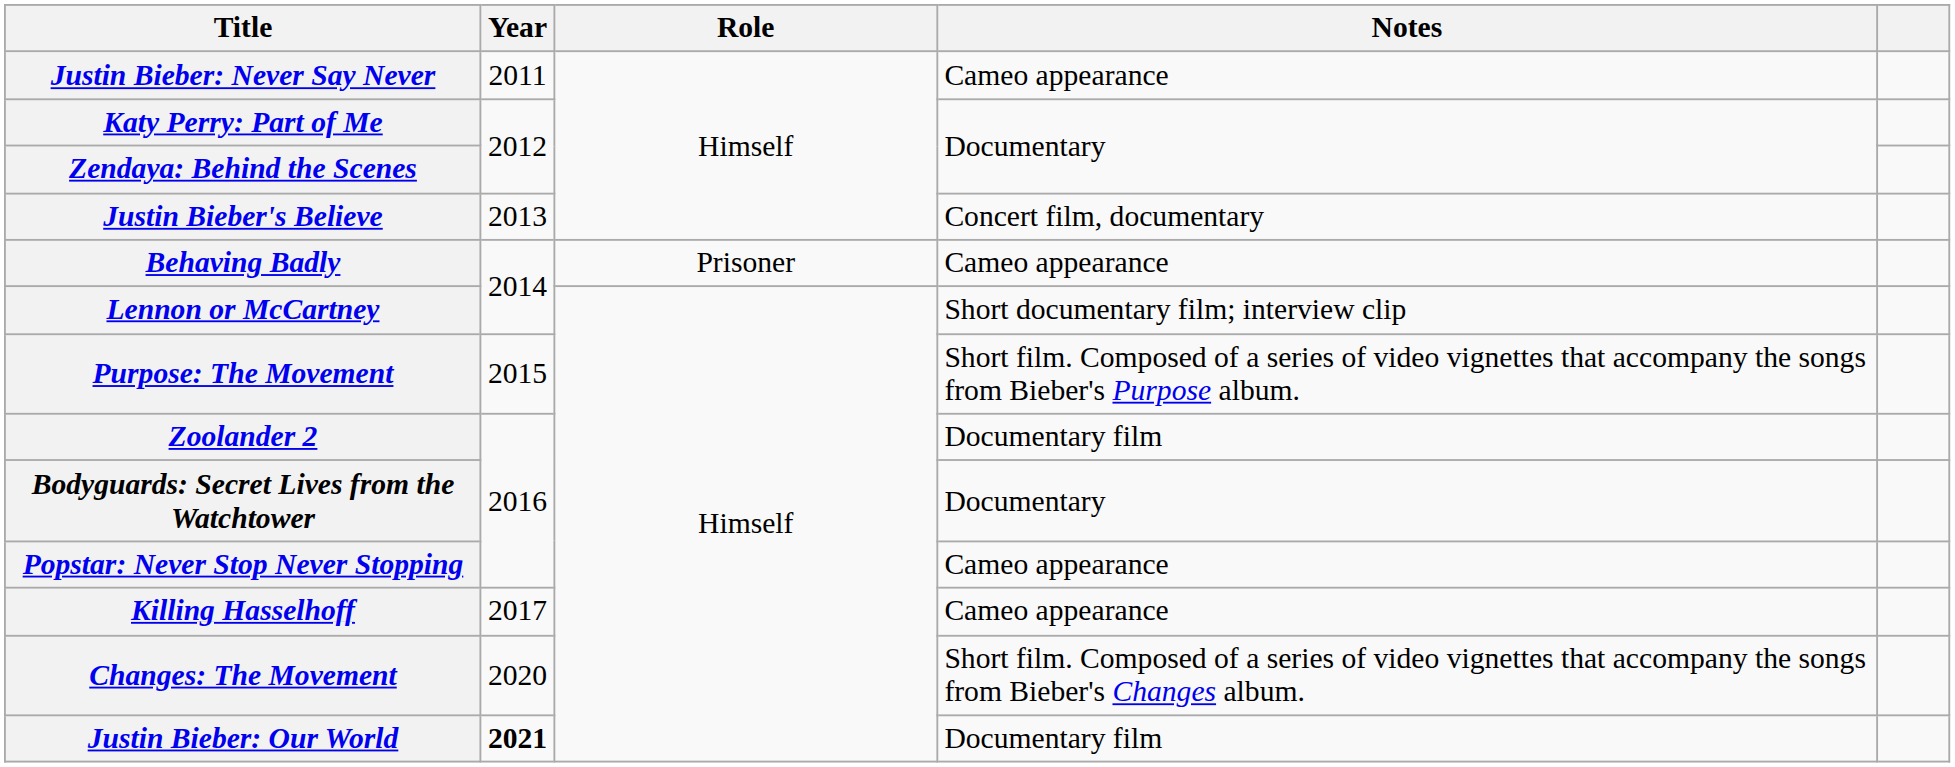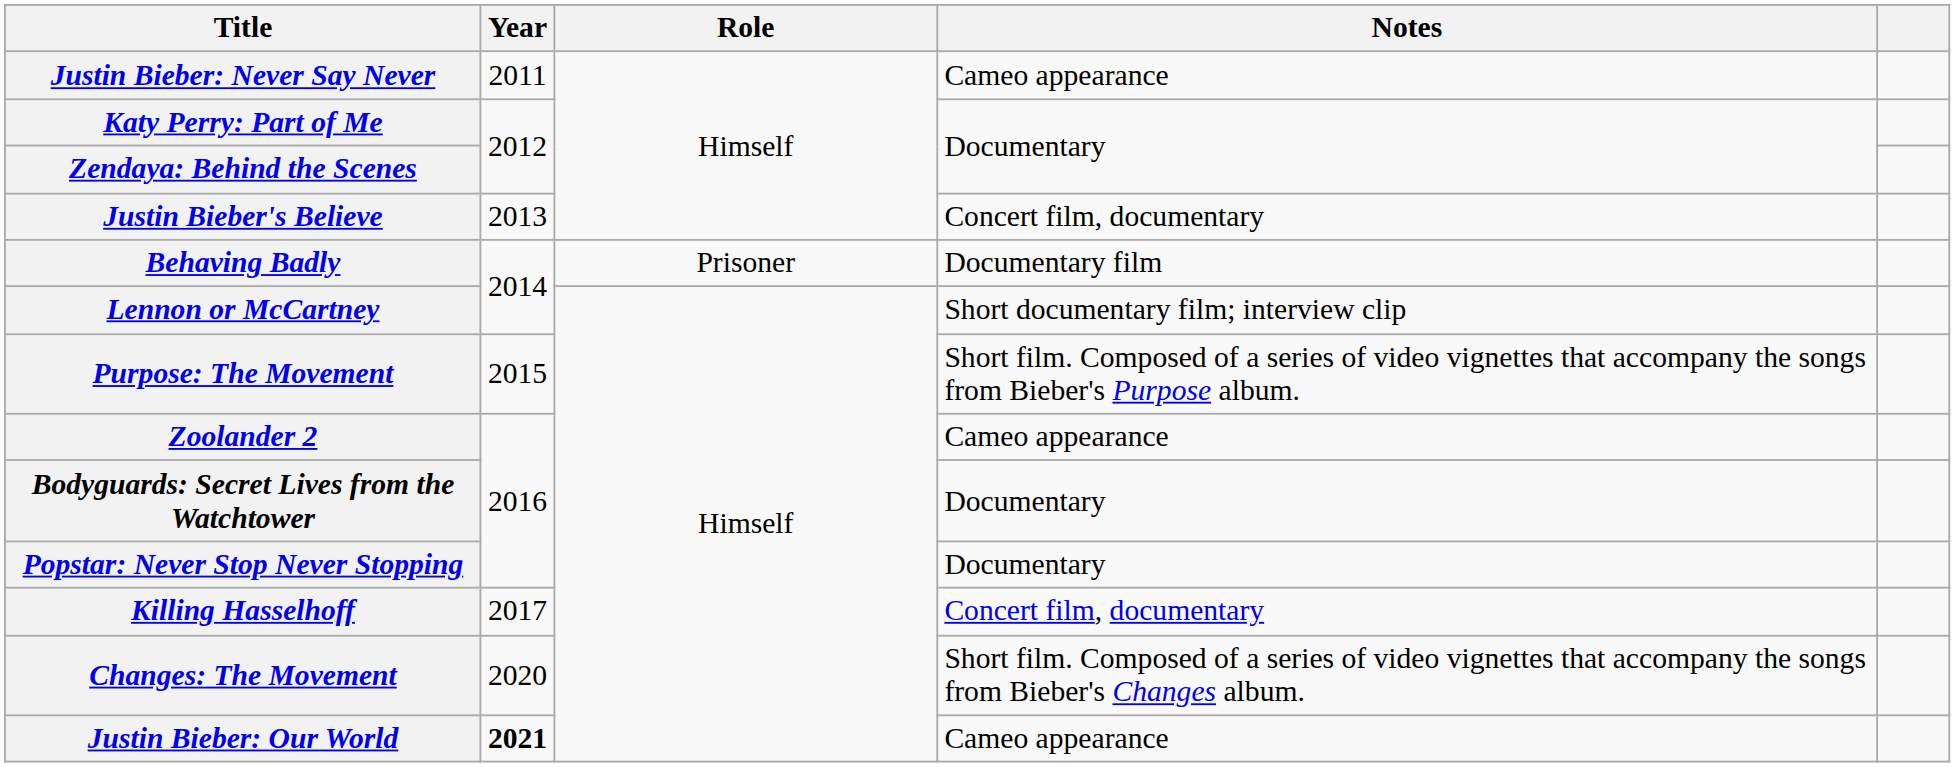(1057, 262) Cameo appearance -> (1053, 262) Documentary film
(1053, 436) Documentary film -> (1057, 436) Cameo appearance
(1057, 564) Cameo appearance -> (1025, 564) Documentary
(1057, 610) Cameo appearance -> (1104, 610) Concert film, documentary
(1053, 738) Documentary film -> (1057, 738) Cameo appearance
